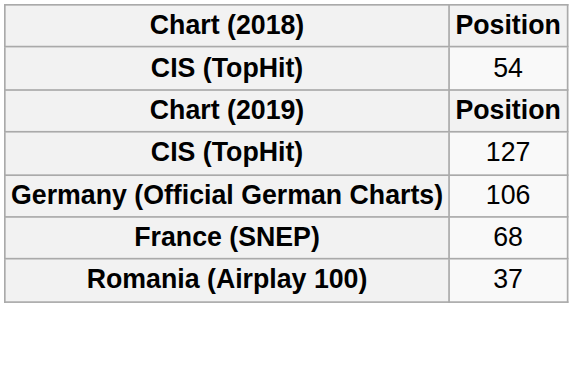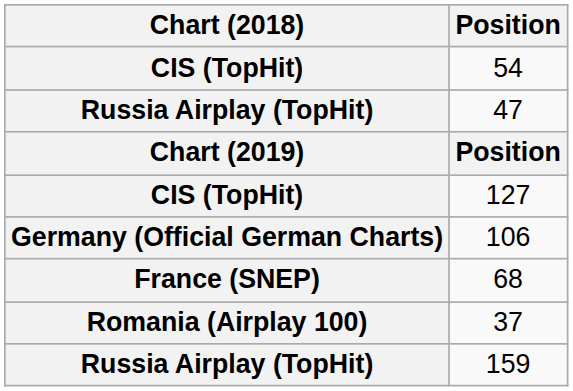+ row: (508, 110)
+ row: (508, 364)
